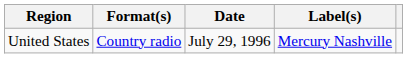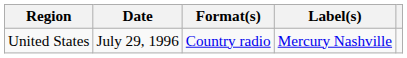columns swapped: (229, 16) <-> (139, 16)
